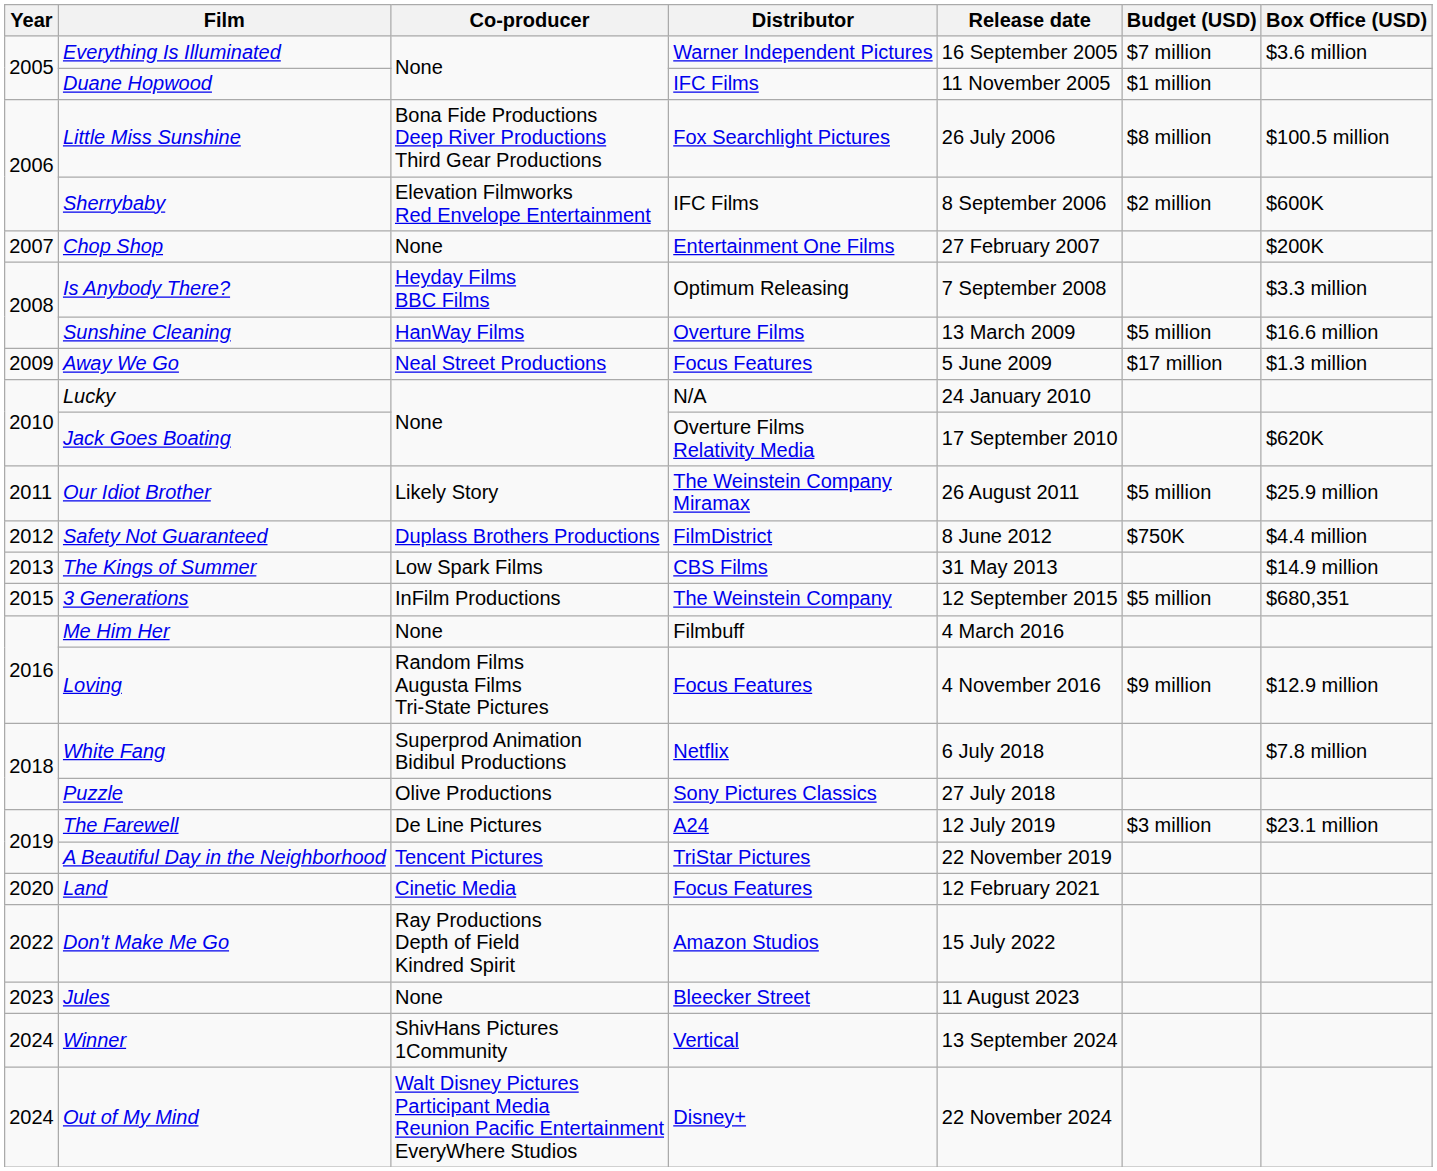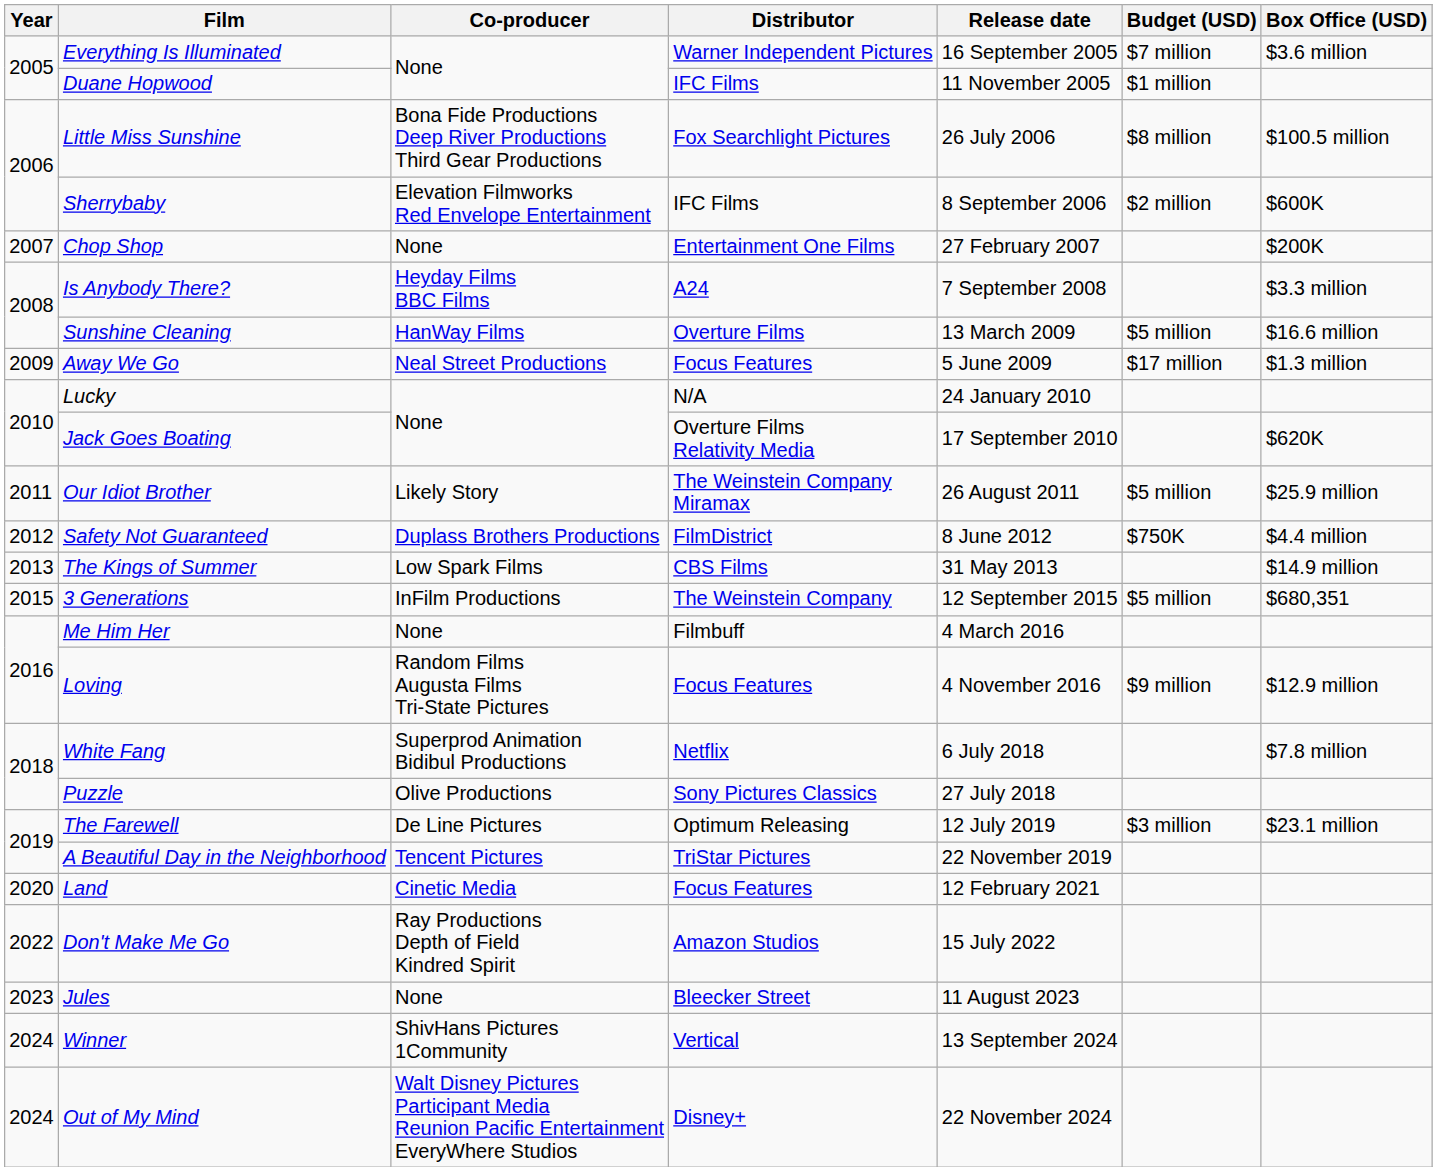(761, 289) Optimum Releasing -> (691, 289) A24
(691, 825) A24 -> (761, 825) Optimum Releasing
